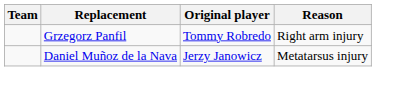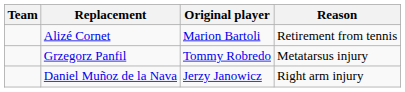+ row: (77, 35)
(320, 35) Right arm injury -> (323, 55) Metatarsus injury
(323, 55) Metatarsus injury -> (320, 76) Right arm injury
